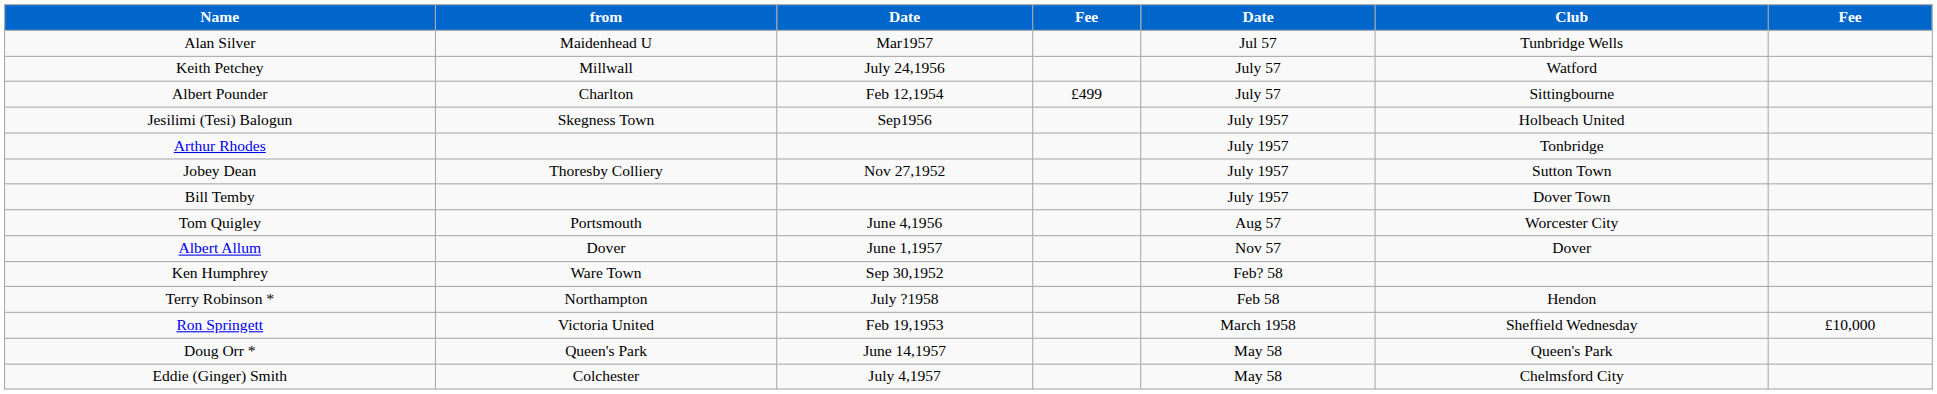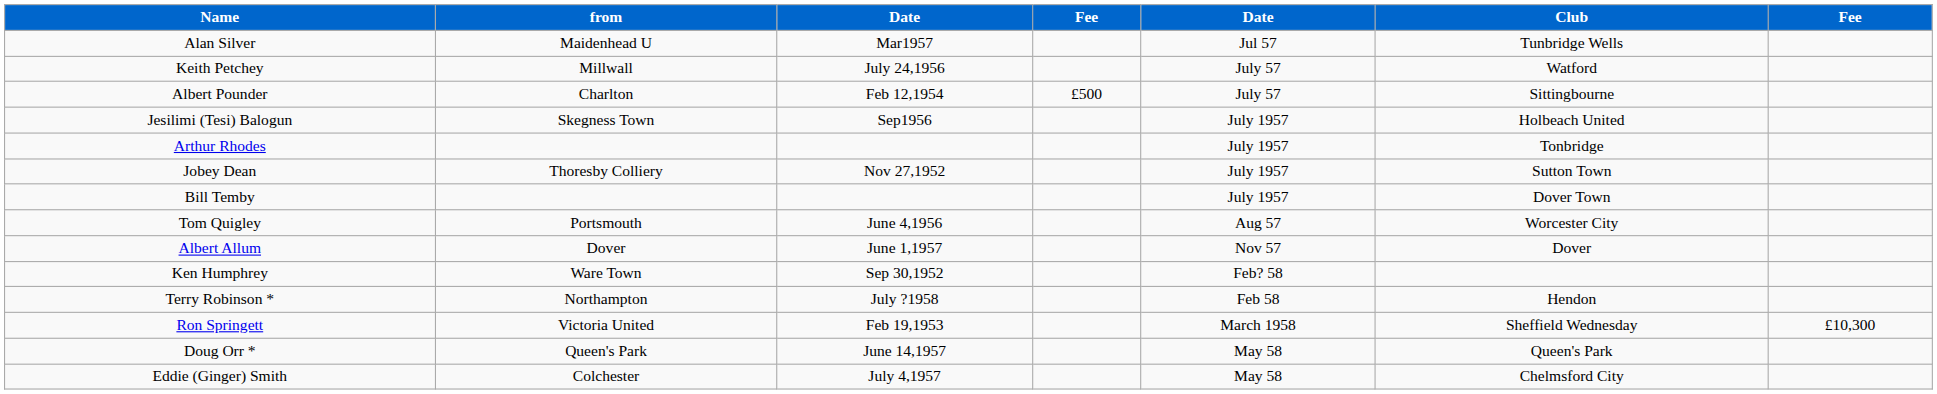(1087, 94) £499 -> (1087, 94) £500
(1850, 325) £10,000 -> (1850, 325) £10,300
